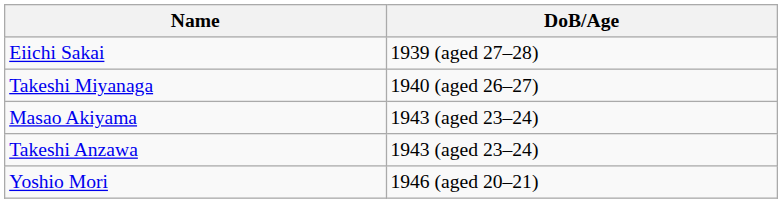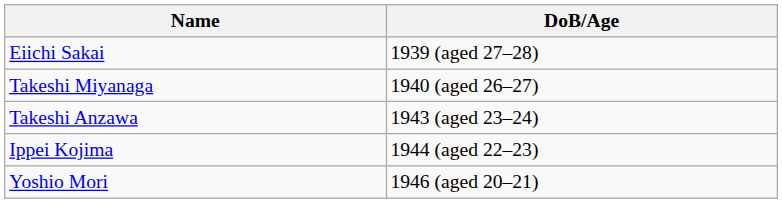- row: (73, 117)
+ row: (61, 150)
